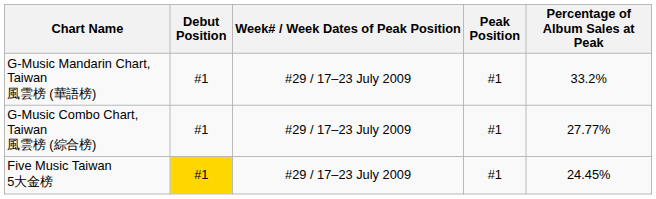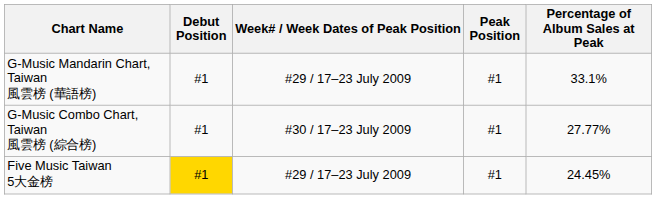(589, 79) 33.2% -> (589, 79) 33.1%
(348, 130) #29 / 17–23 July 2009 -> (348, 130) #30 / 17–23 July 2009
